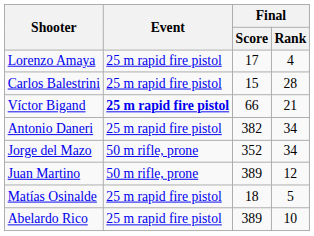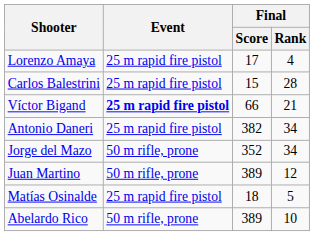(164, 219) 25 m rapid fire pistol -> (152, 219) 50 m rifle, prone
